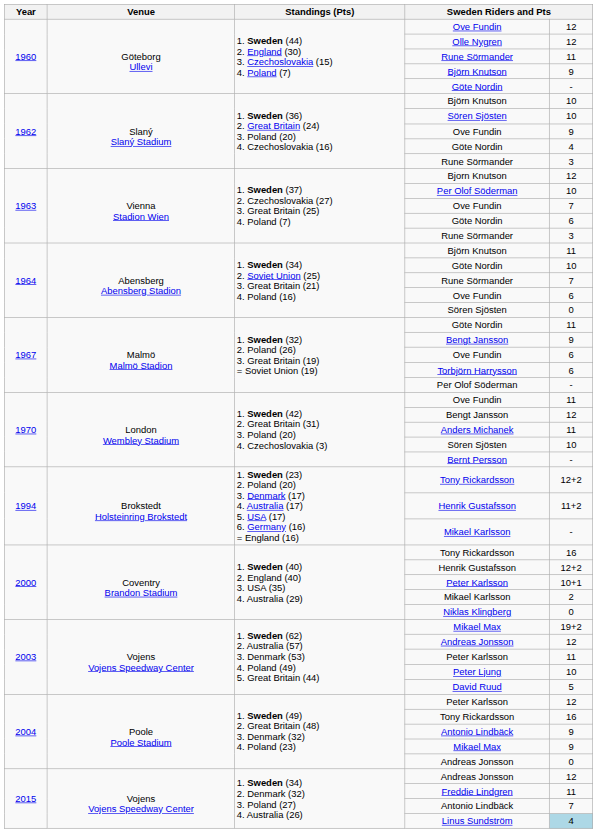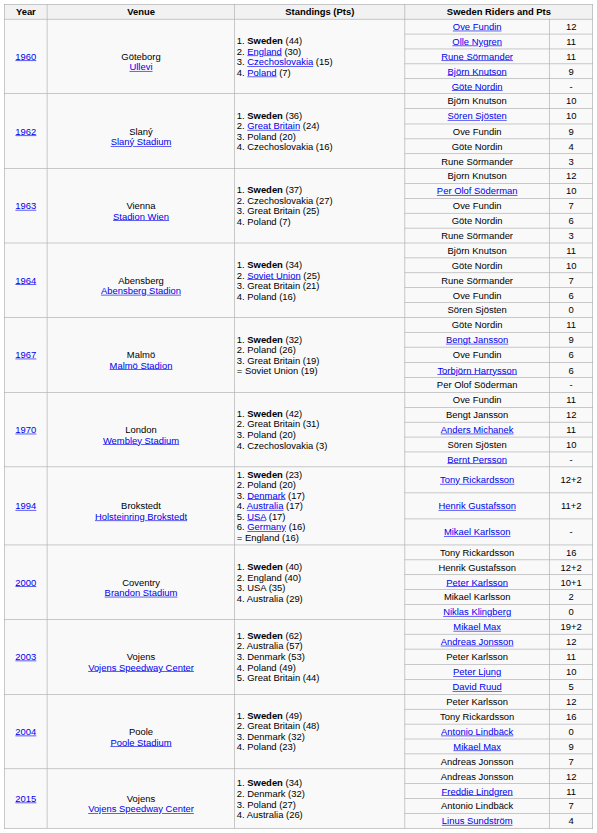(571, 42) 12 -> (571, 42) 11
(571, 732) 9 -> (571, 732) 0
(571, 761) 0 -> (571, 761) 7
(571, 821) lightblue background -> (571, 821) no background
